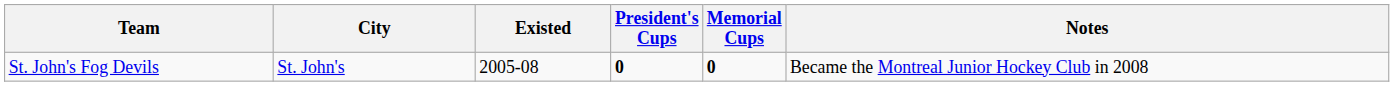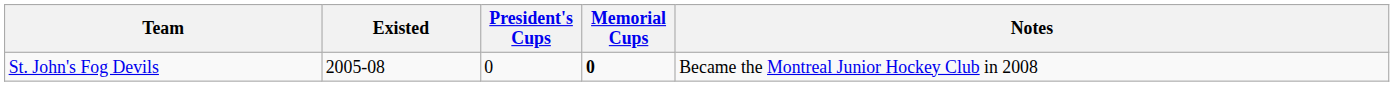- column: (374, 28)
(619, 66) bold -> (489, 66) normal
